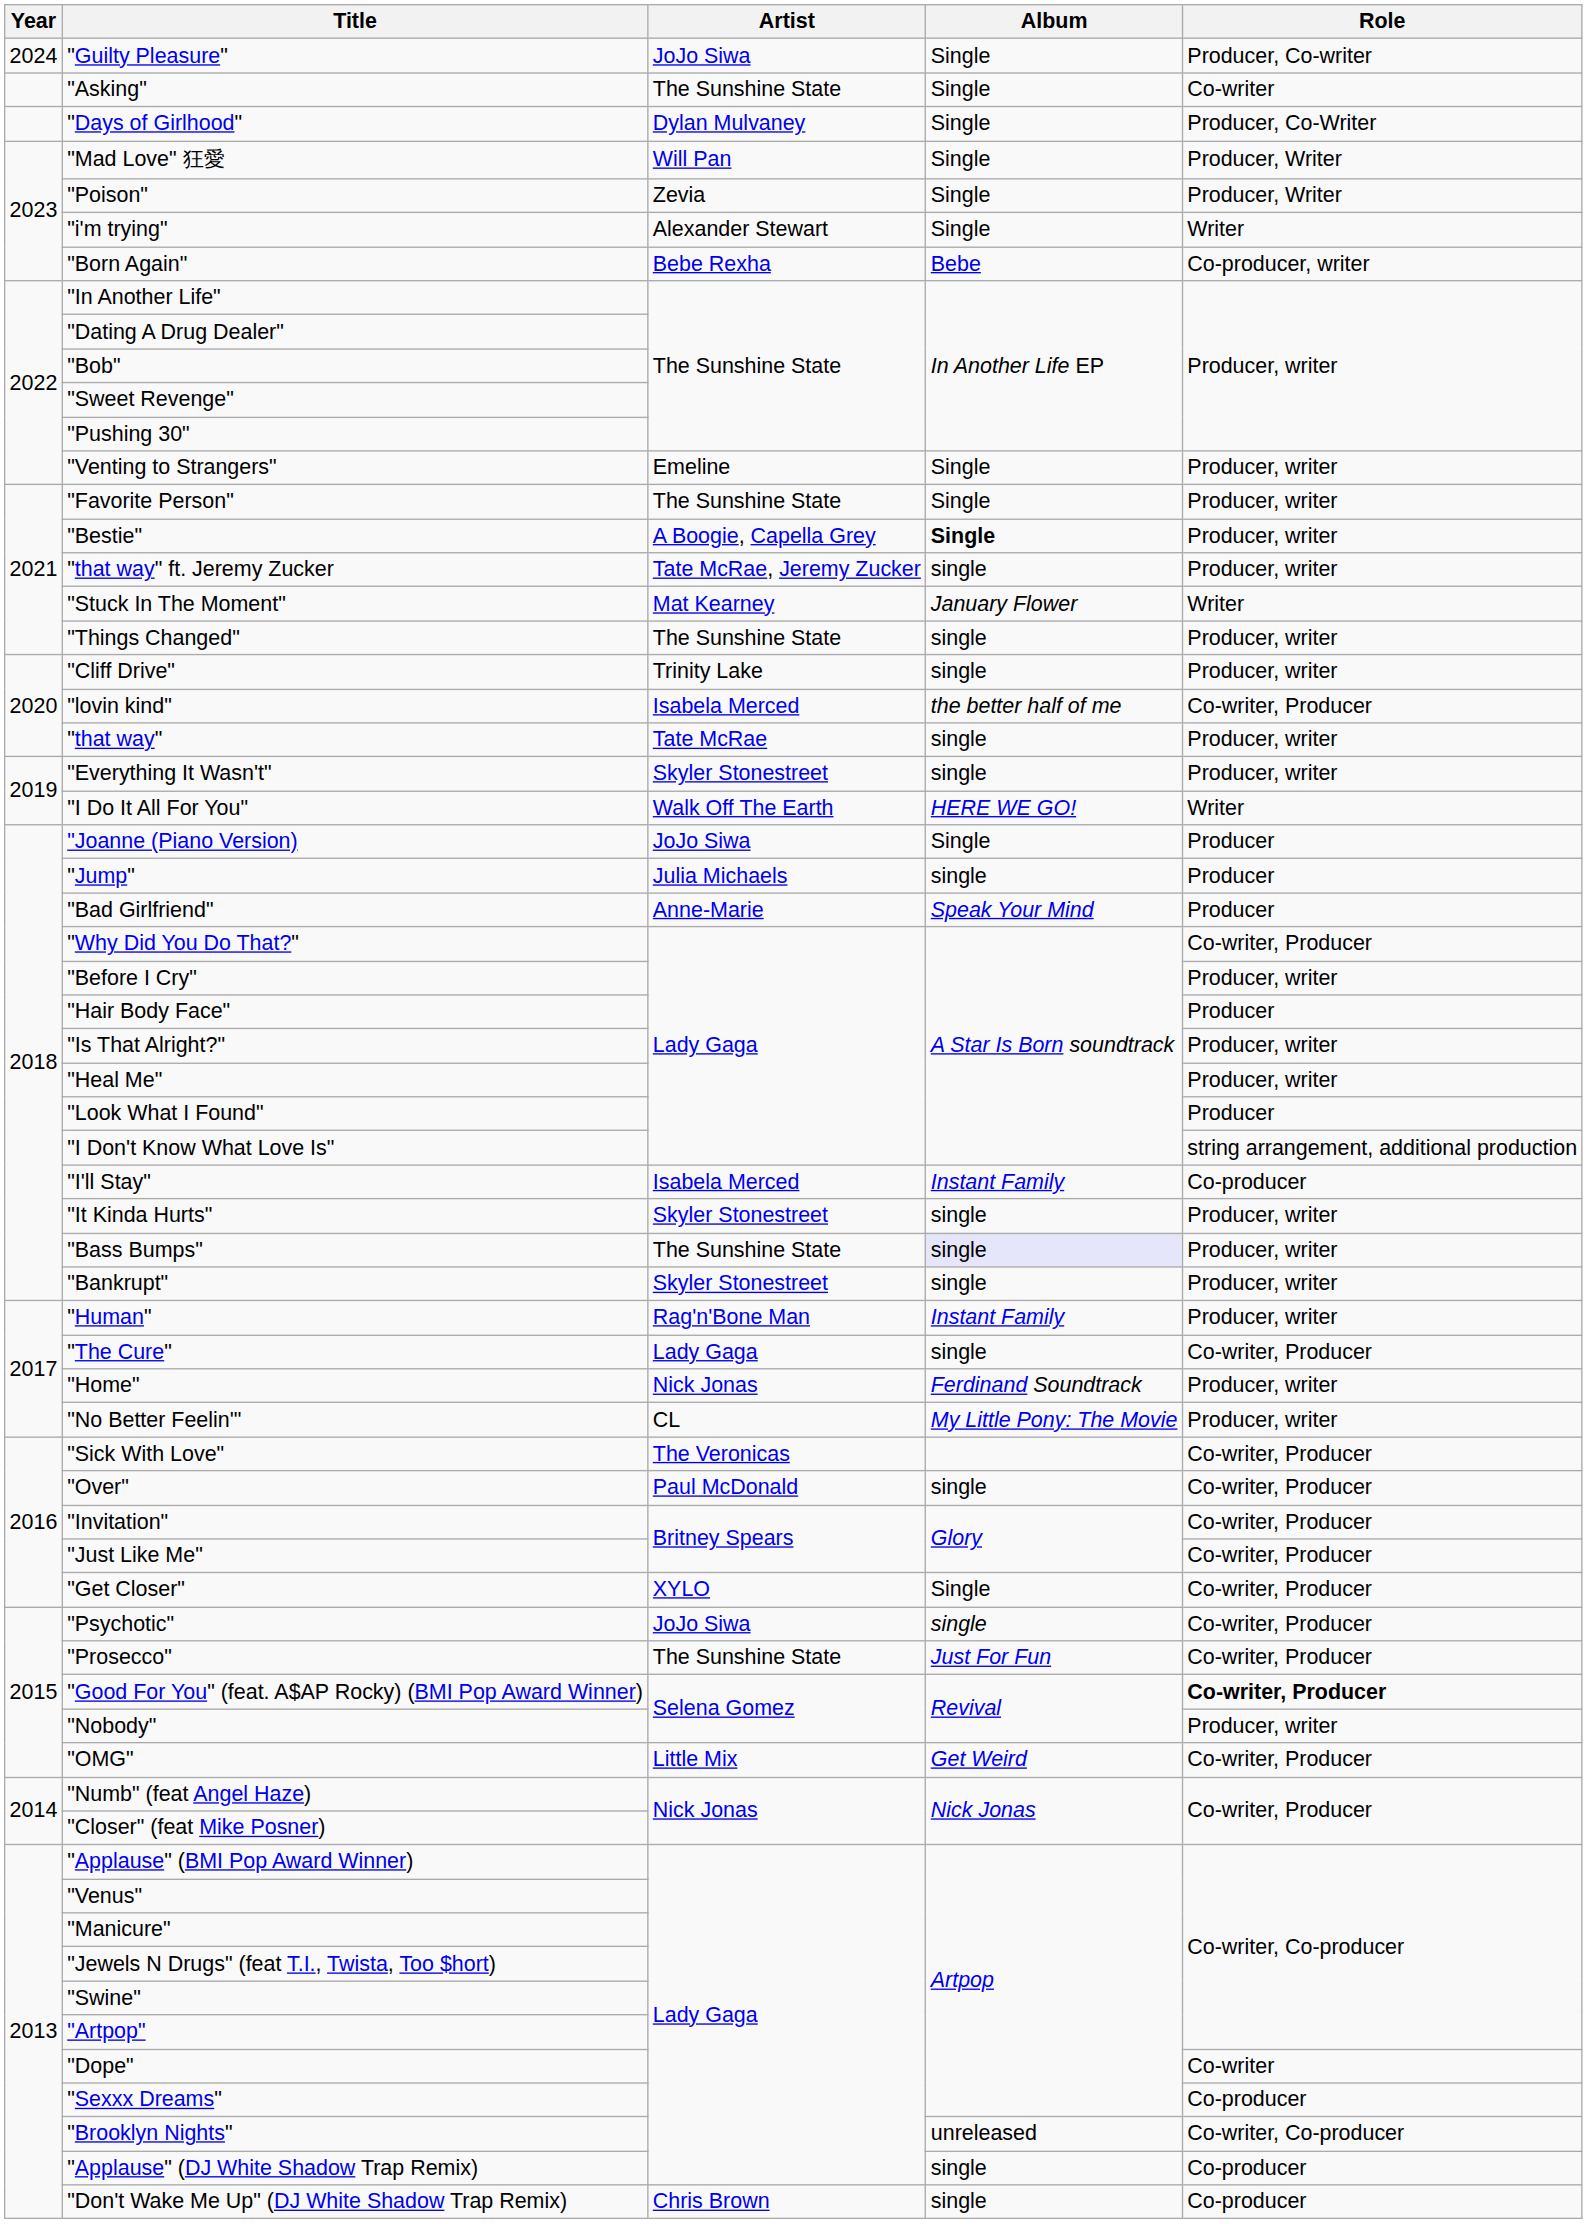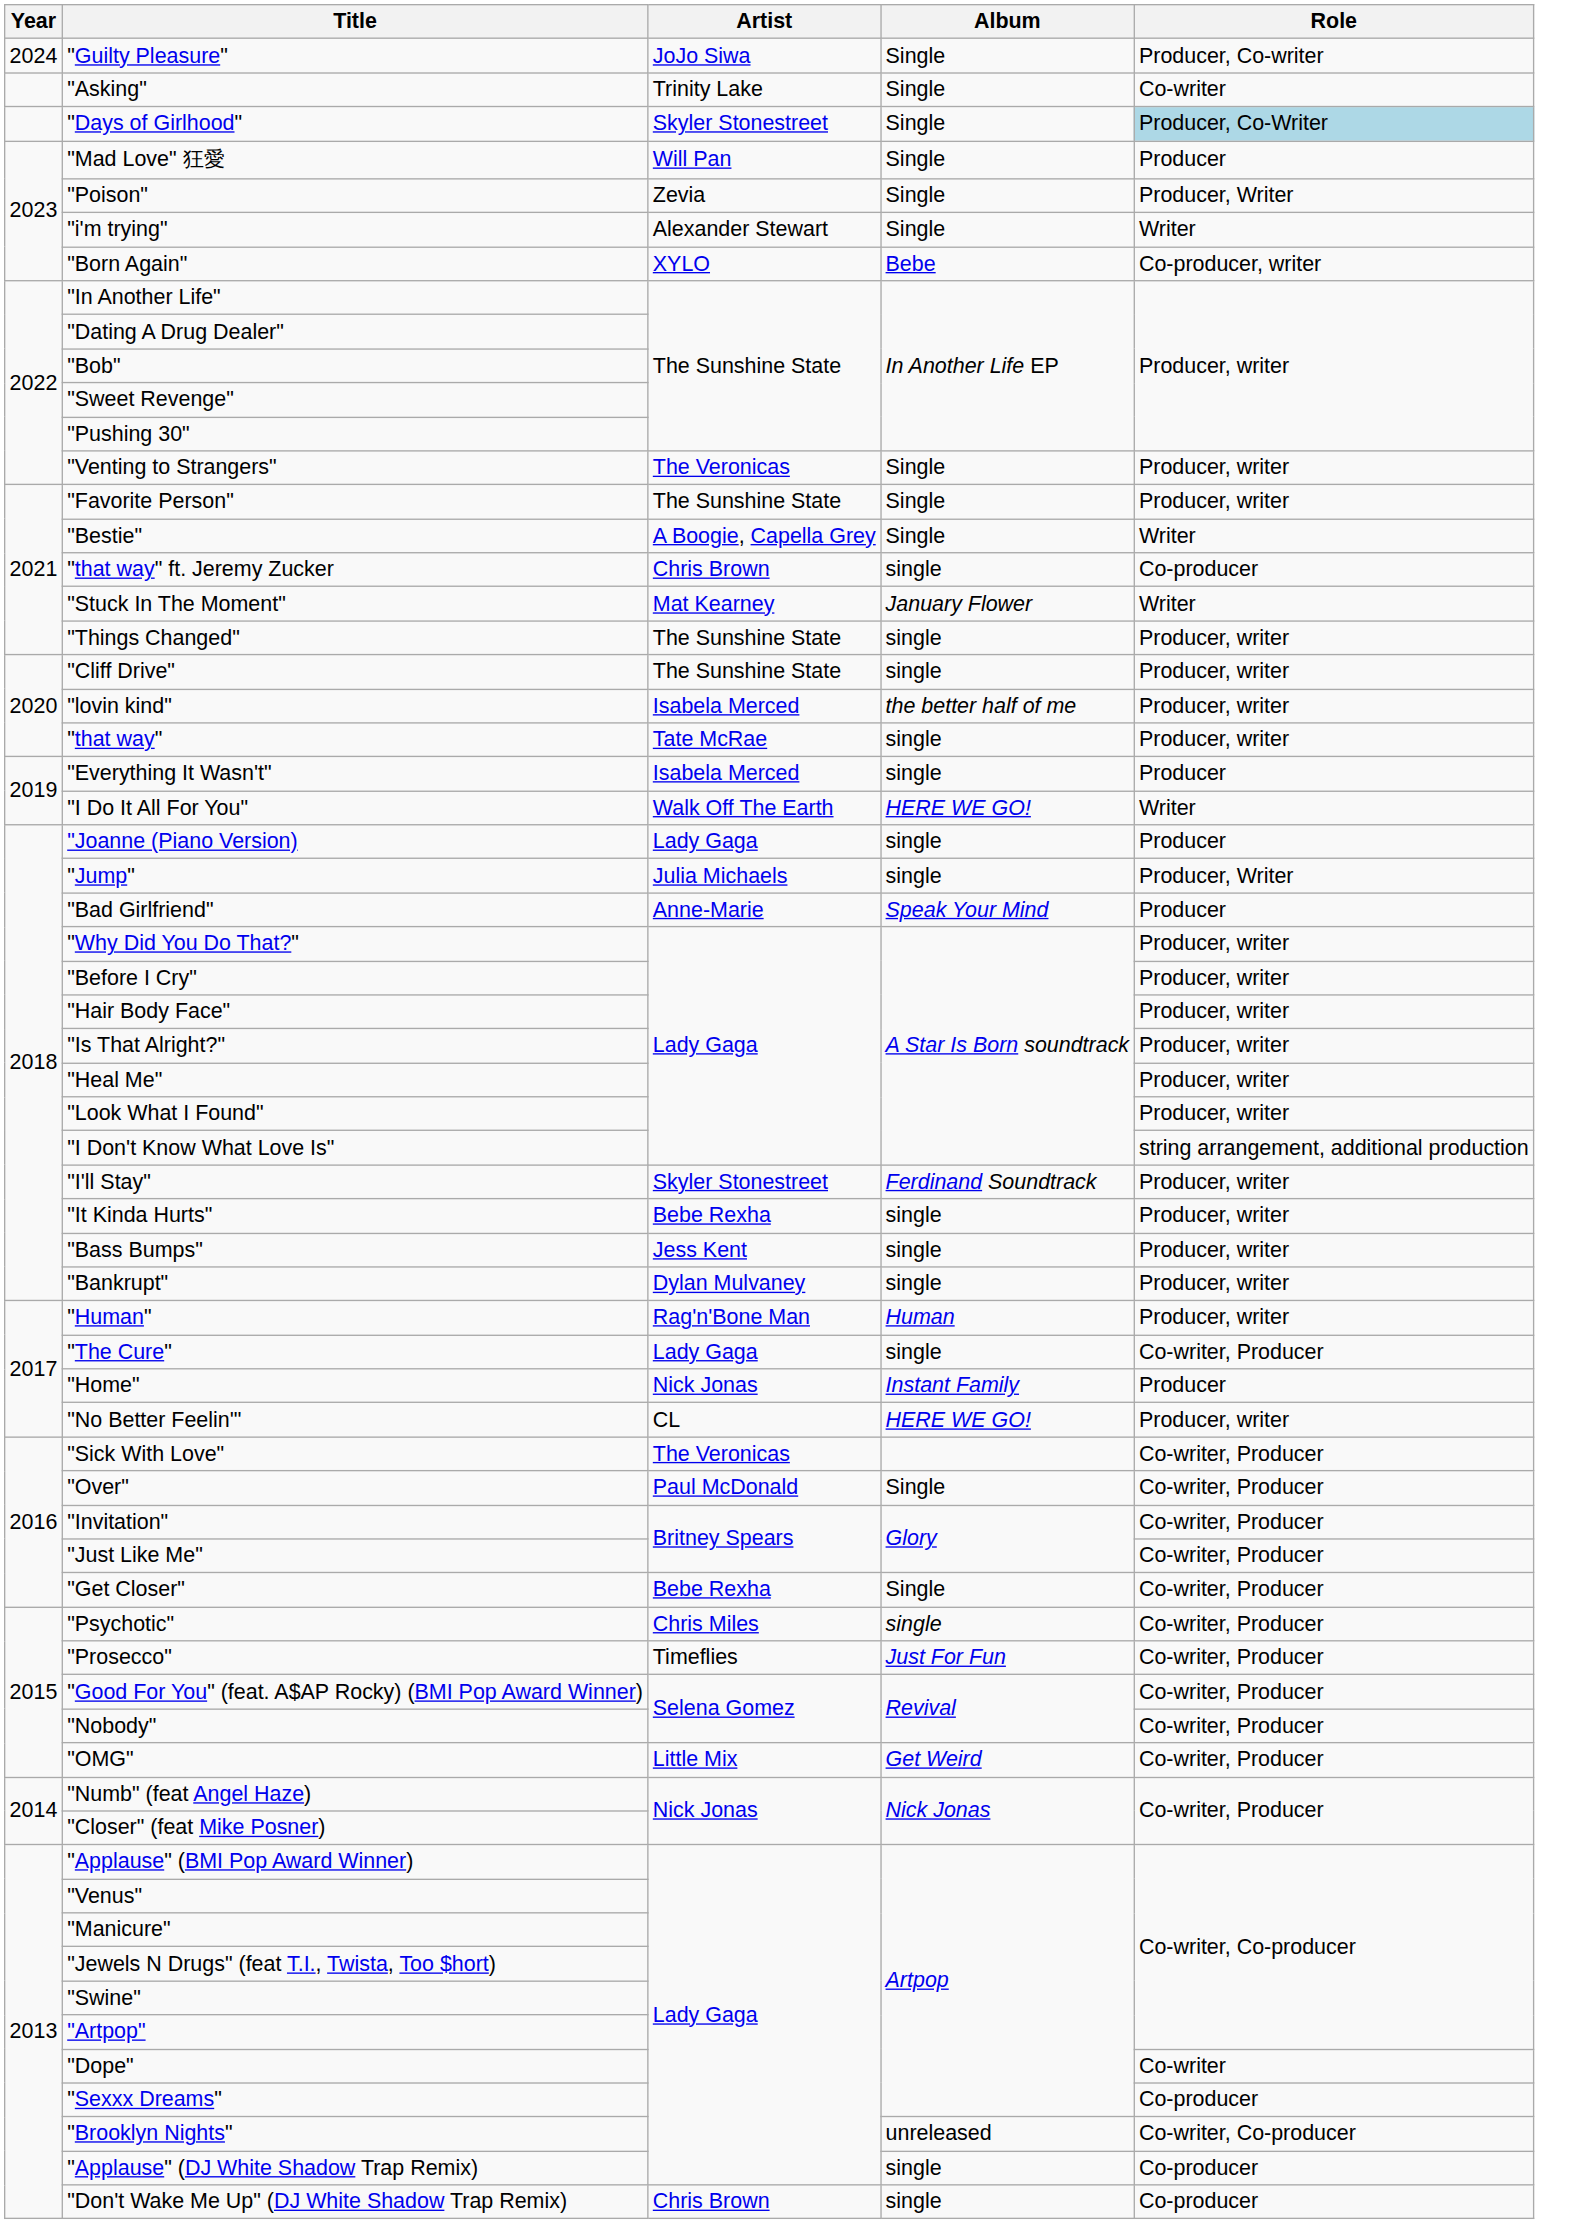(747, 89) The Sunshine State -> (708, 89) Trinity Lake
(729, 123) Dylan Mulvaney -> (740, 123) Skyler Stonestreet
(1282, 123) no background -> (1233, 123) lightblue background
(1265, 159) Producer, Writer -> (1182, 159) Producer
(712, 263) Bebe Rexha -> (681, 263) XYLO
(692, 467) Emeline -> (721, 467) The Veronicas
(963, 535) bold -> (915, 535) normal
(1262, 535) Producer, writer -> (1167, 535) Writer
(787, 569) Tate McRae, Jeremy Zucker -> (711, 569) Chris Brown
(1262, 569) Producer, writer -> (1199, 569) Co-producer
(708, 671) Trinity Lake -> (747, 671) The Sunshine State
(1280, 705) Co-writer, Producer -> (1214, 705) Producer, writer
(740, 773) Skyler Stonestreet -> (726, 773) Isabela Merced
(1262, 773) Producer, writer -> (1182, 773) Producer
(702, 841) JoJo Siwa -> (705, 841) Lady Gaga
(961, 841) Single -> (914, 841) single
(1231, 875) Producer -> (1216, 875) Producer, Writer
(1280, 943) Co-writer, Producer -> (1214, 943) Producer, writer
(1231, 1011) Producer -> (1214, 1011) Producer, writer
(1231, 1113) Producer -> (1214, 1113) Producer, writer
(726, 1181) Isabela Merced -> (740, 1181) Skyler Stonestreet
(998, 1181) Instant Family -> (991, 1181) Ferdinand Soundtrack
(1247, 1181) Co-producer -> (1214, 1181) Producer, writer
(740, 1215) Skyler Stonestreet -> (712, 1215) Bebe Rexha
(747, 1249) The Sunshine State -> (700, 1249) Jess Kent
(959, 1249) lavender background -> (914, 1249) no background
(740, 1283) Skyler Stonestreet -> (729, 1283) Dylan Mulvaney
(998, 1317) Instant Family -> (920, 1317) Human
(1036, 1385) Ferdinand Soundtrack -> (952, 1385) Instant Family
(1262, 1385) Producer, writer -> (1182, 1385) Producer
(1054, 1419) My Little Pony: The Movie -> (958, 1419) HERE WE GO!
(959, 1487) single -> (915, 1487) Single
(681, 1589) XYLO -> (712, 1589) Bebe Rexha
(702, 1623) JoJo Siwa -> (706, 1623) Chris Miles
(747, 1657) The Sunshine State -> (695, 1657) Timeflies
(1287, 1691) bold -> (1231, 1691) normal
(1262, 1725) Producer, writer -> (1231, 1725) Co-writer, Producer
